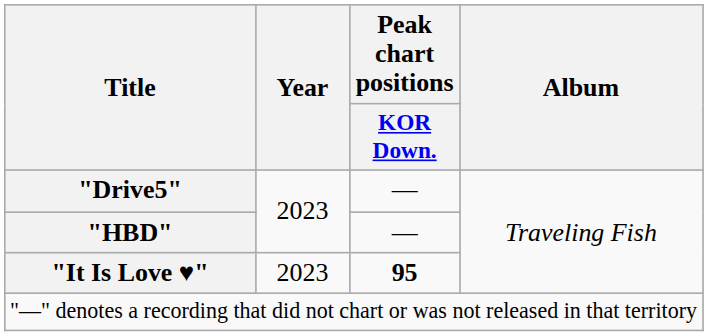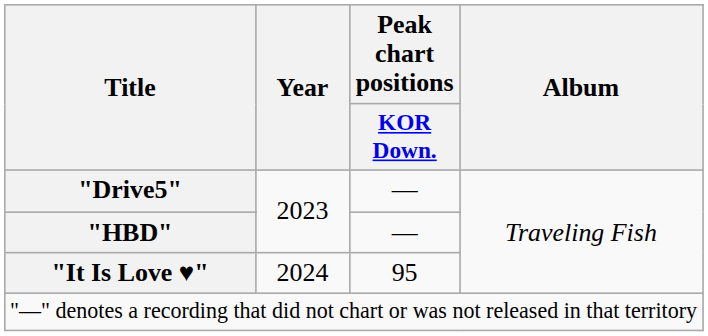(302, 272) 2023 -> (302, 272) 2024
(405, 272) bold -> (405, 272) normal
